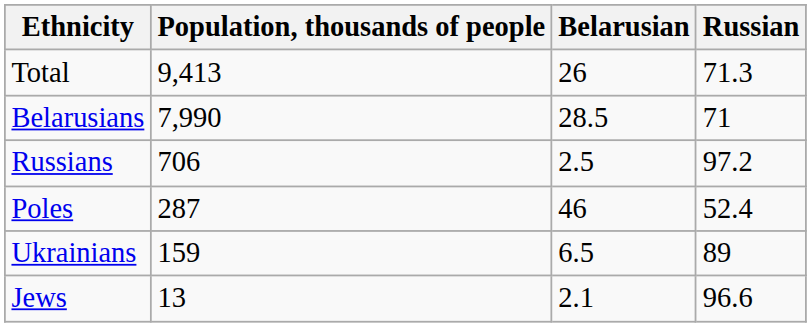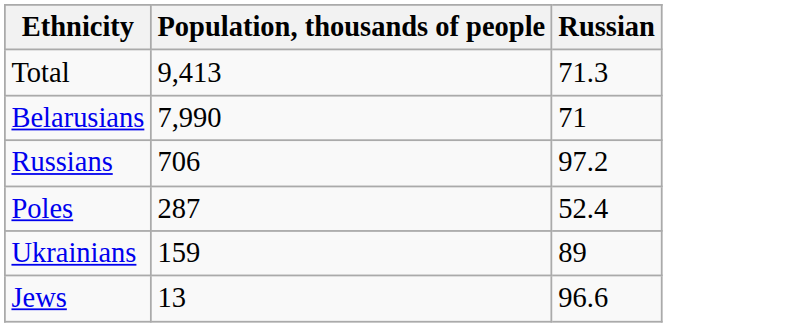- column: (624, 27)
